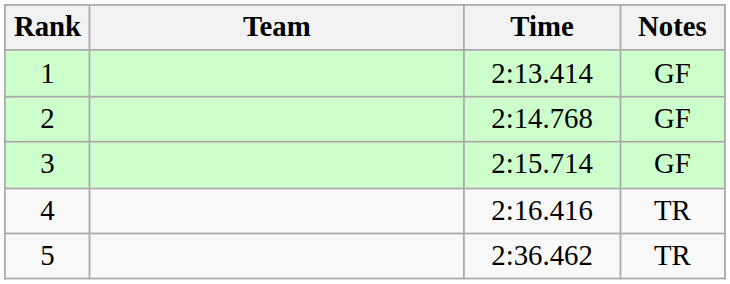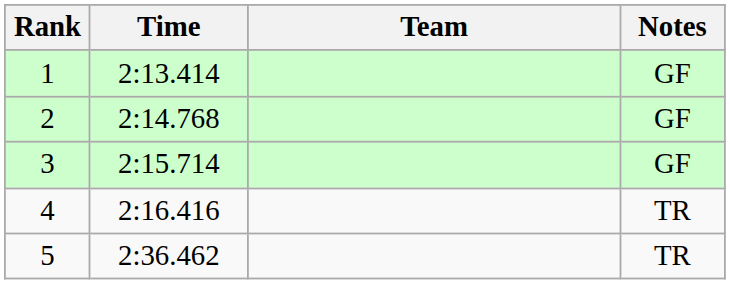columns swapped: (277, 27) <-> (542, 27)
